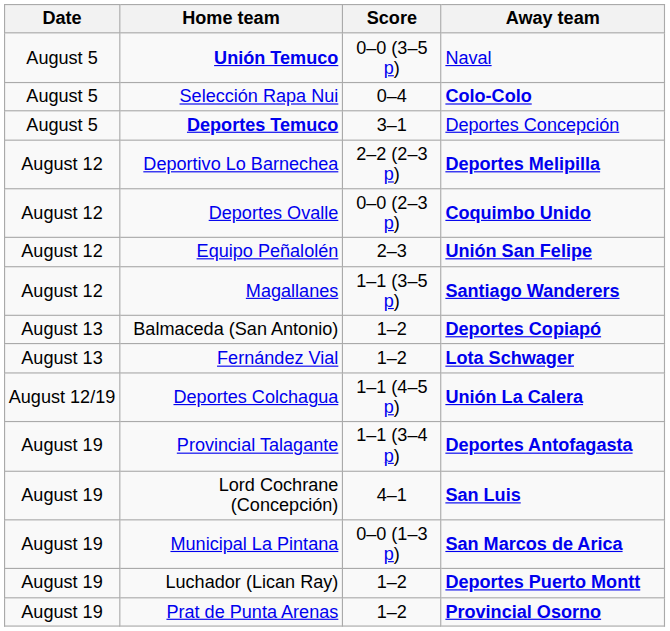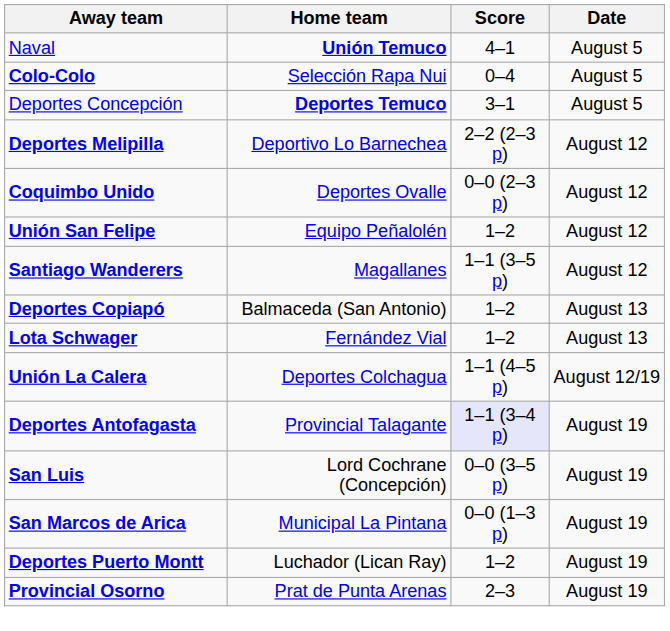columns swapped: (62, 18) <-> (553, 18)
(392, 57) 0–0 (3–5 p) -> (500, 47) 4–1
(392, 251) 2–3 -> (500, 231) 1–2
(392, 446) no background -> (500, 425) lavender background
(392, 495) 4–1 -> (500, 474) 0–0 (3–5 p)
(392, 611) 1–2 -> (500, 591) 2–3
